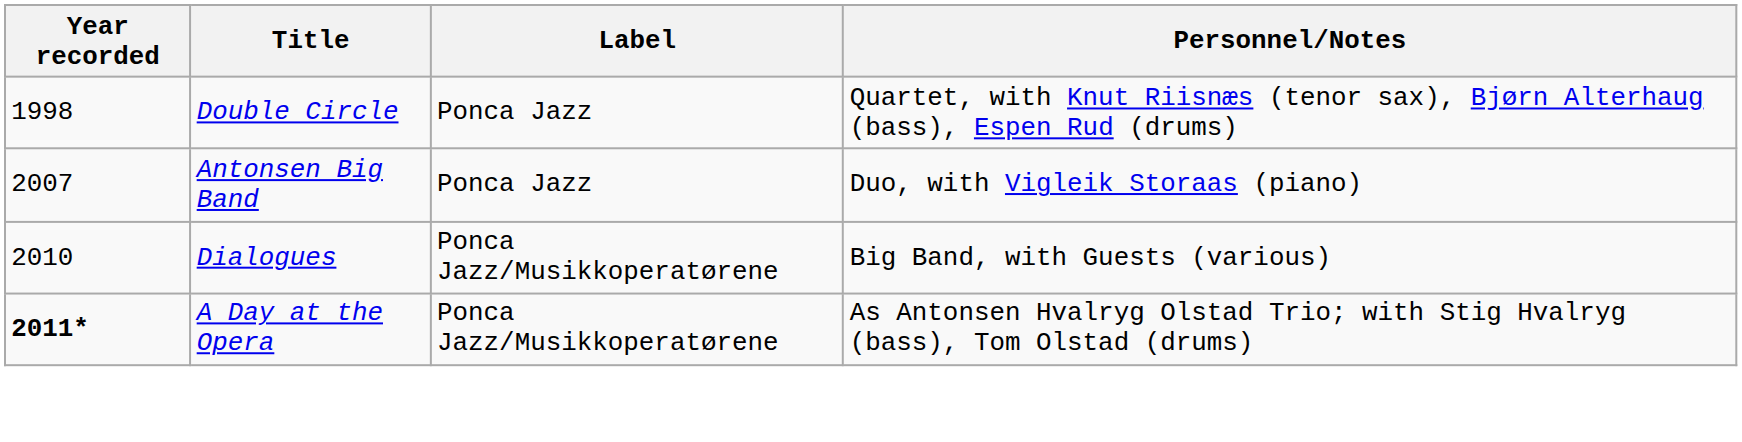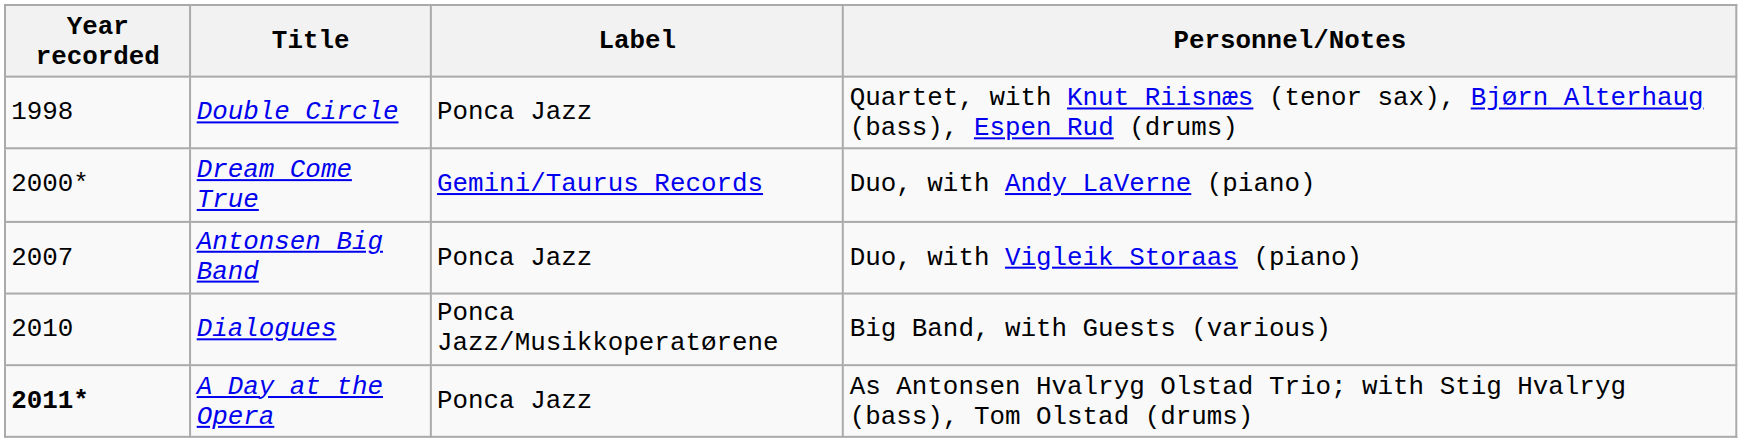+ row: (274, 185)
(608, 329) Ponca Jazz/Musikkoperatørene -> (515, 401) Ponca Jazz
